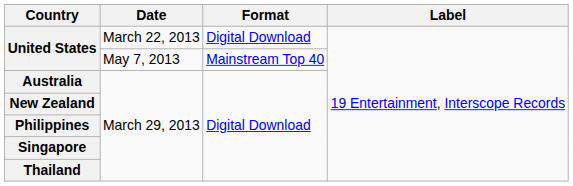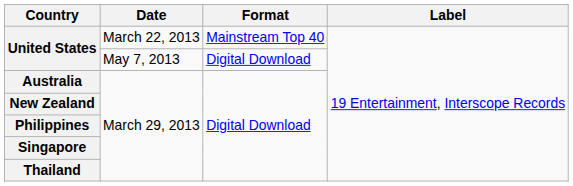(258, 37) Digital Download -> (265, 37) Mainstream Top 40
(265, 59) Mainstream Top 40 -> (258, 59) Digital Download
